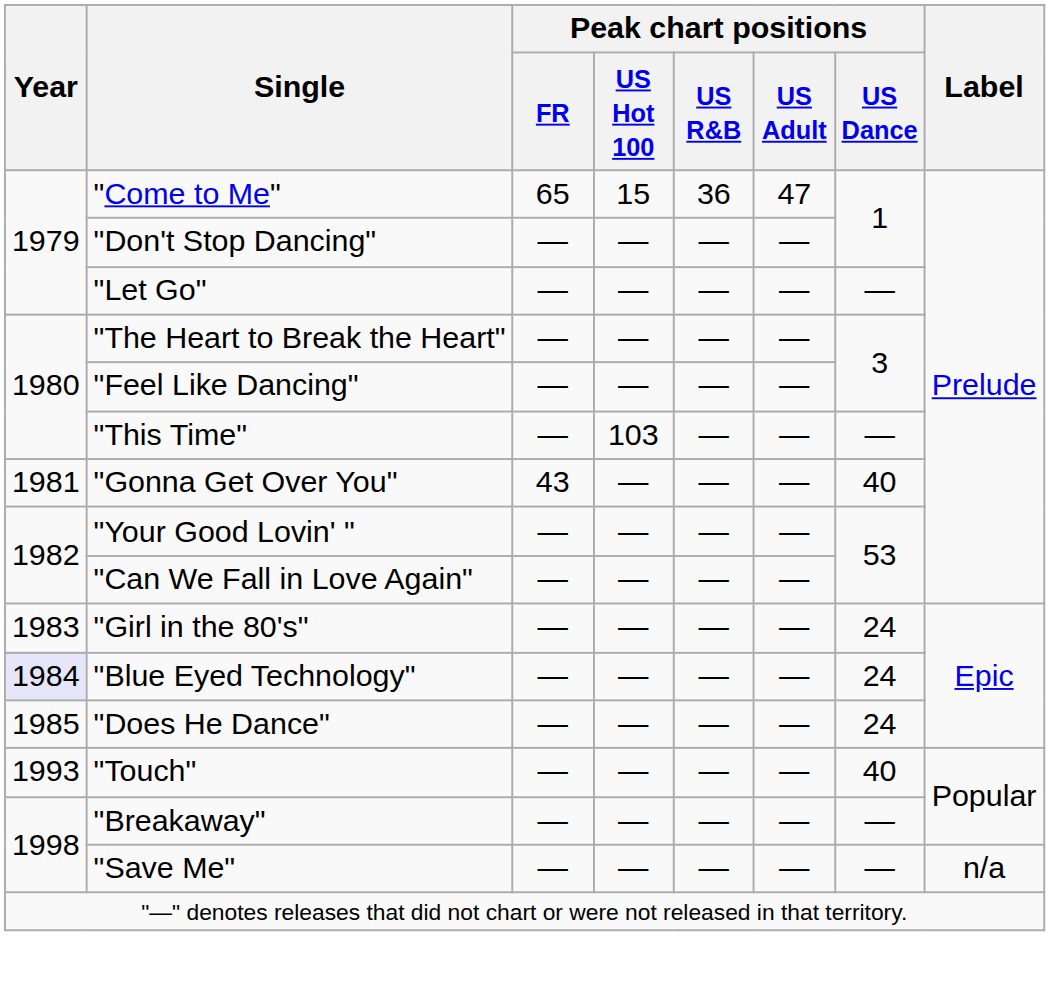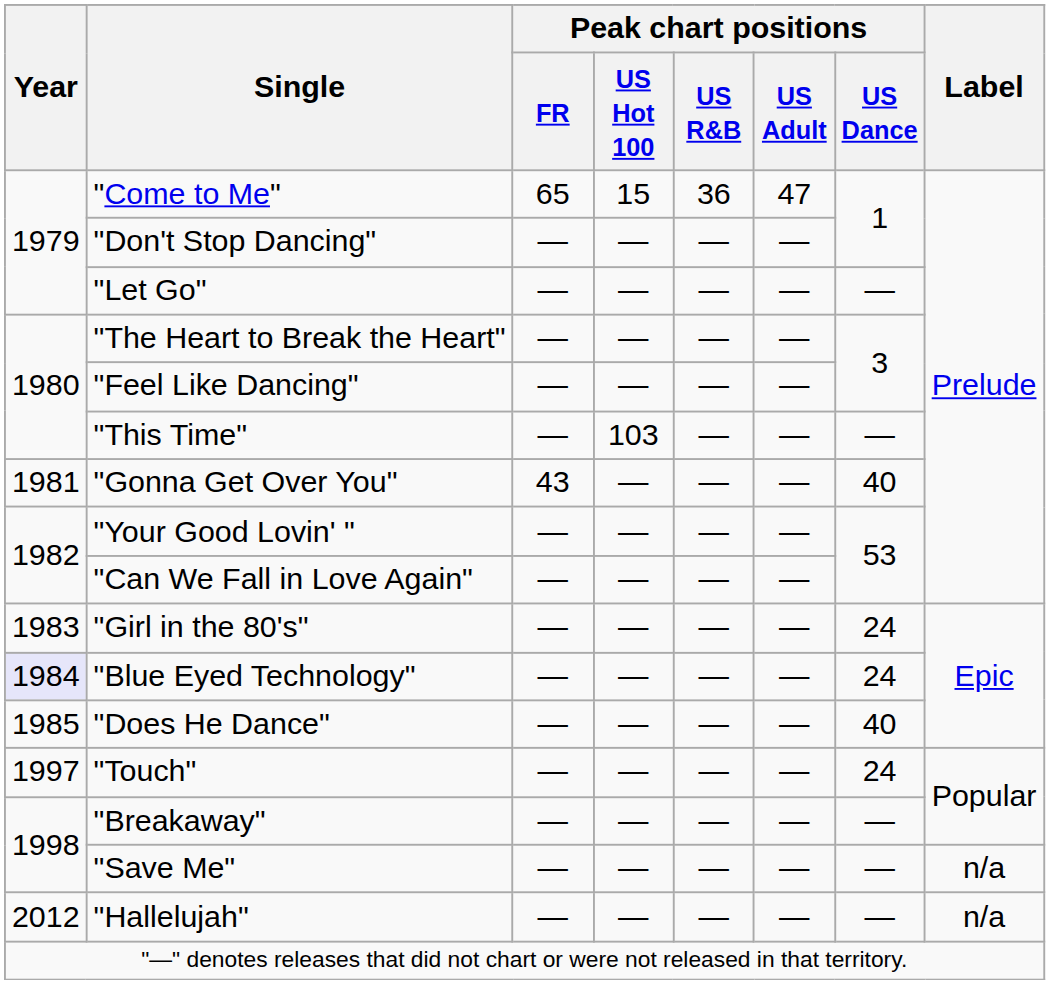(880, 723) 24 -> (880, 723) 40
(46, 771) 1993 -> (46, 771) 1997
(880, 771) 40 -> (880, 771) 24
+ row: (171, 916)
